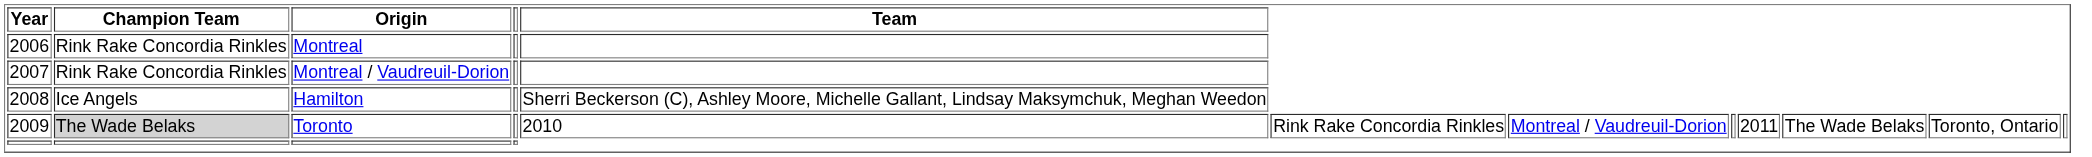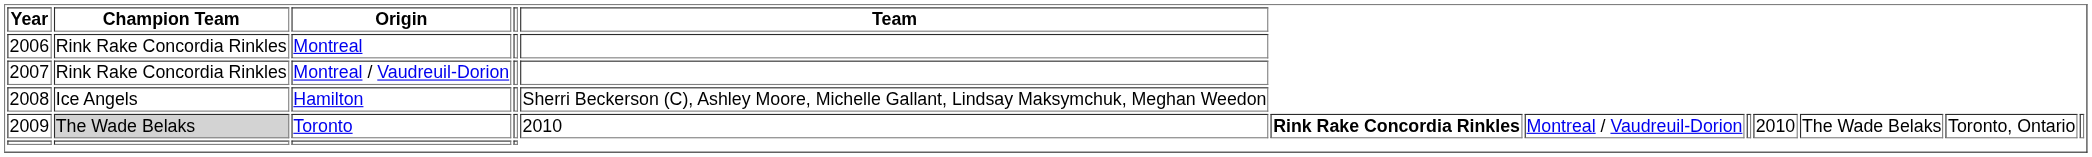(1389, 126) normal -> (1397, 126) bold
(1759, 126) 2011 -> (1775, 126) 2010
